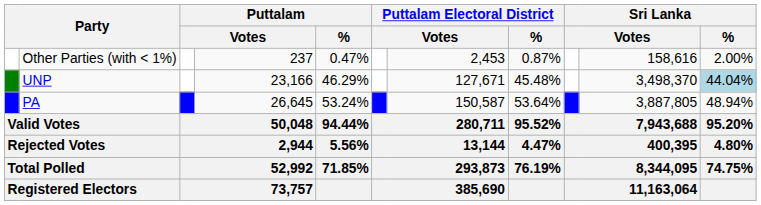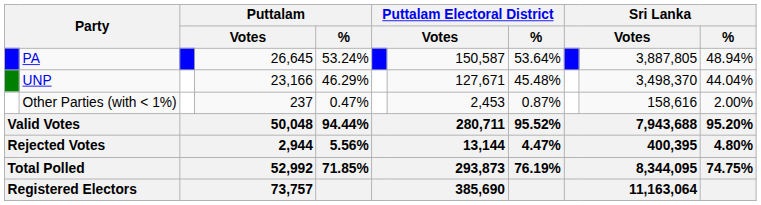rows swapped: (31, 102) <-> (100, 59)
(730, 80) lightblue background -> (730, 80) no background
